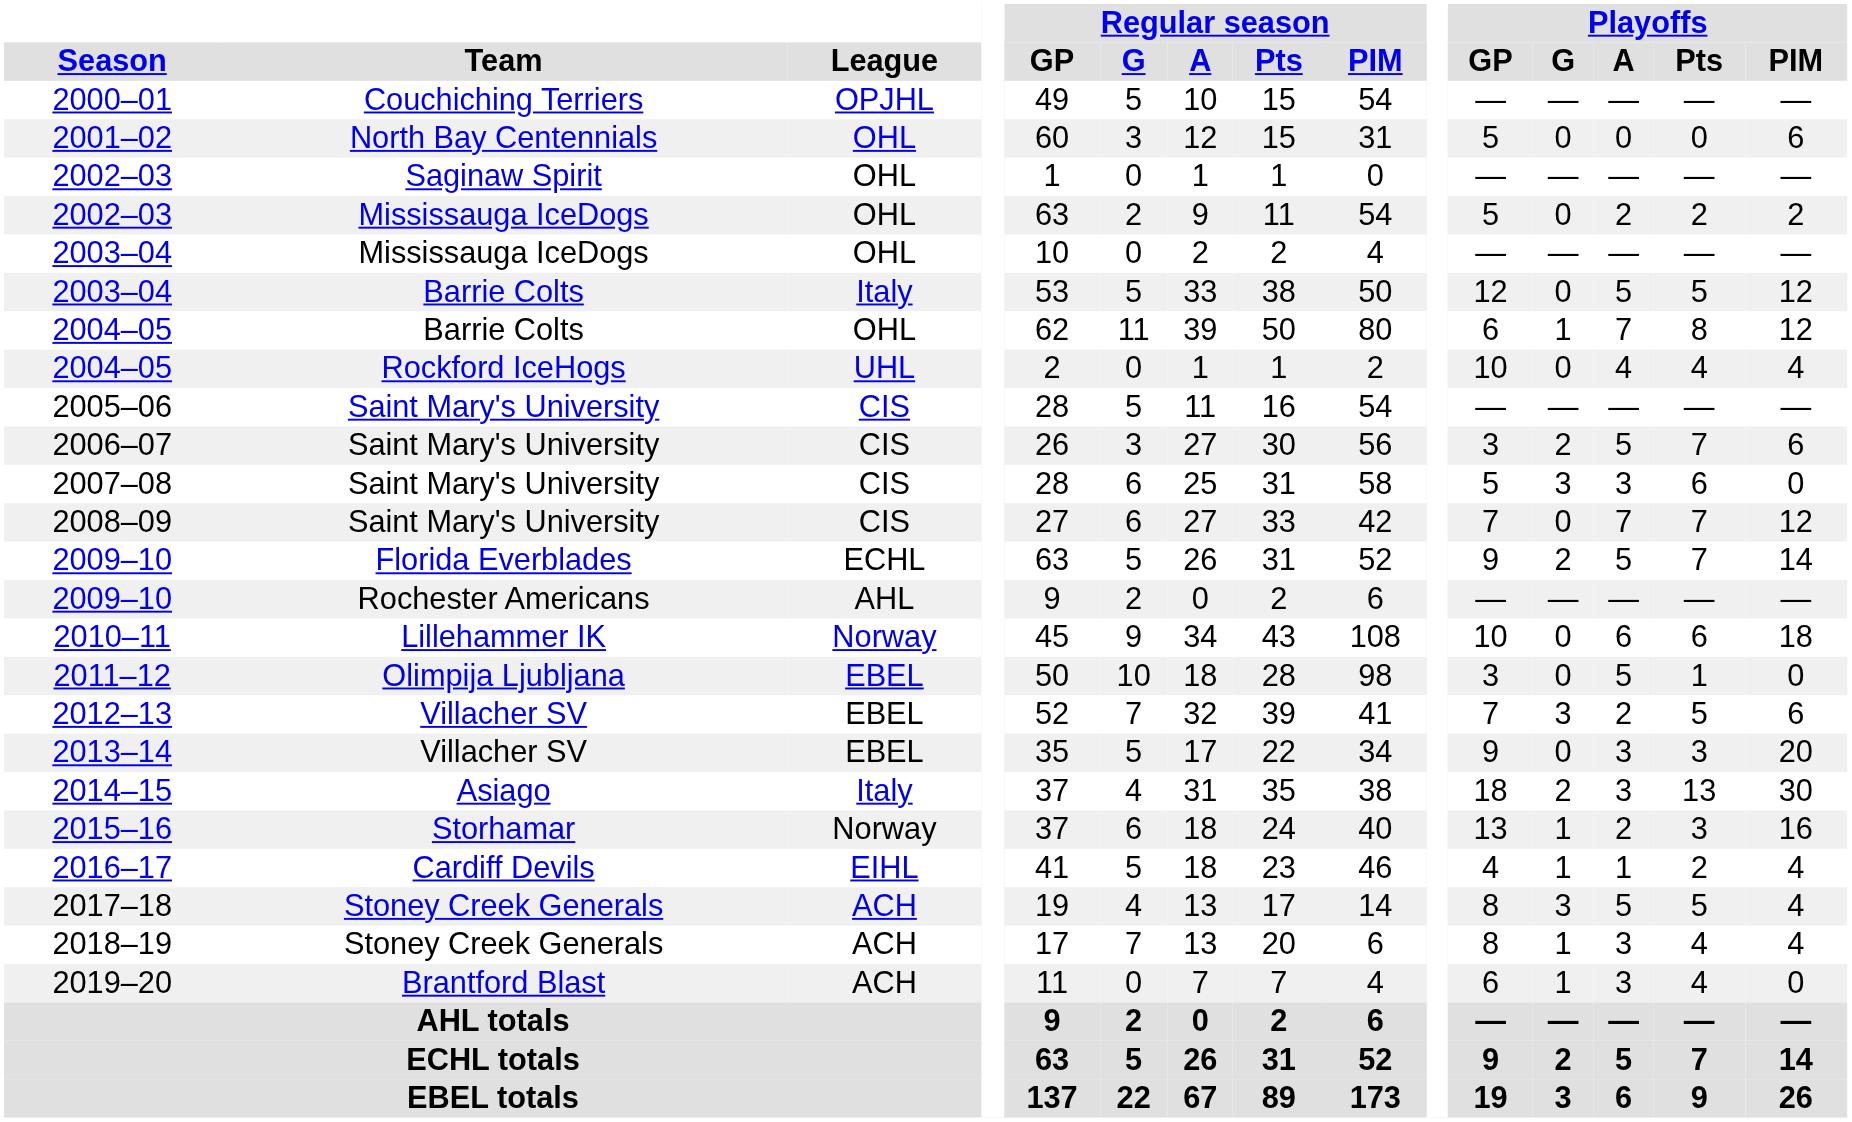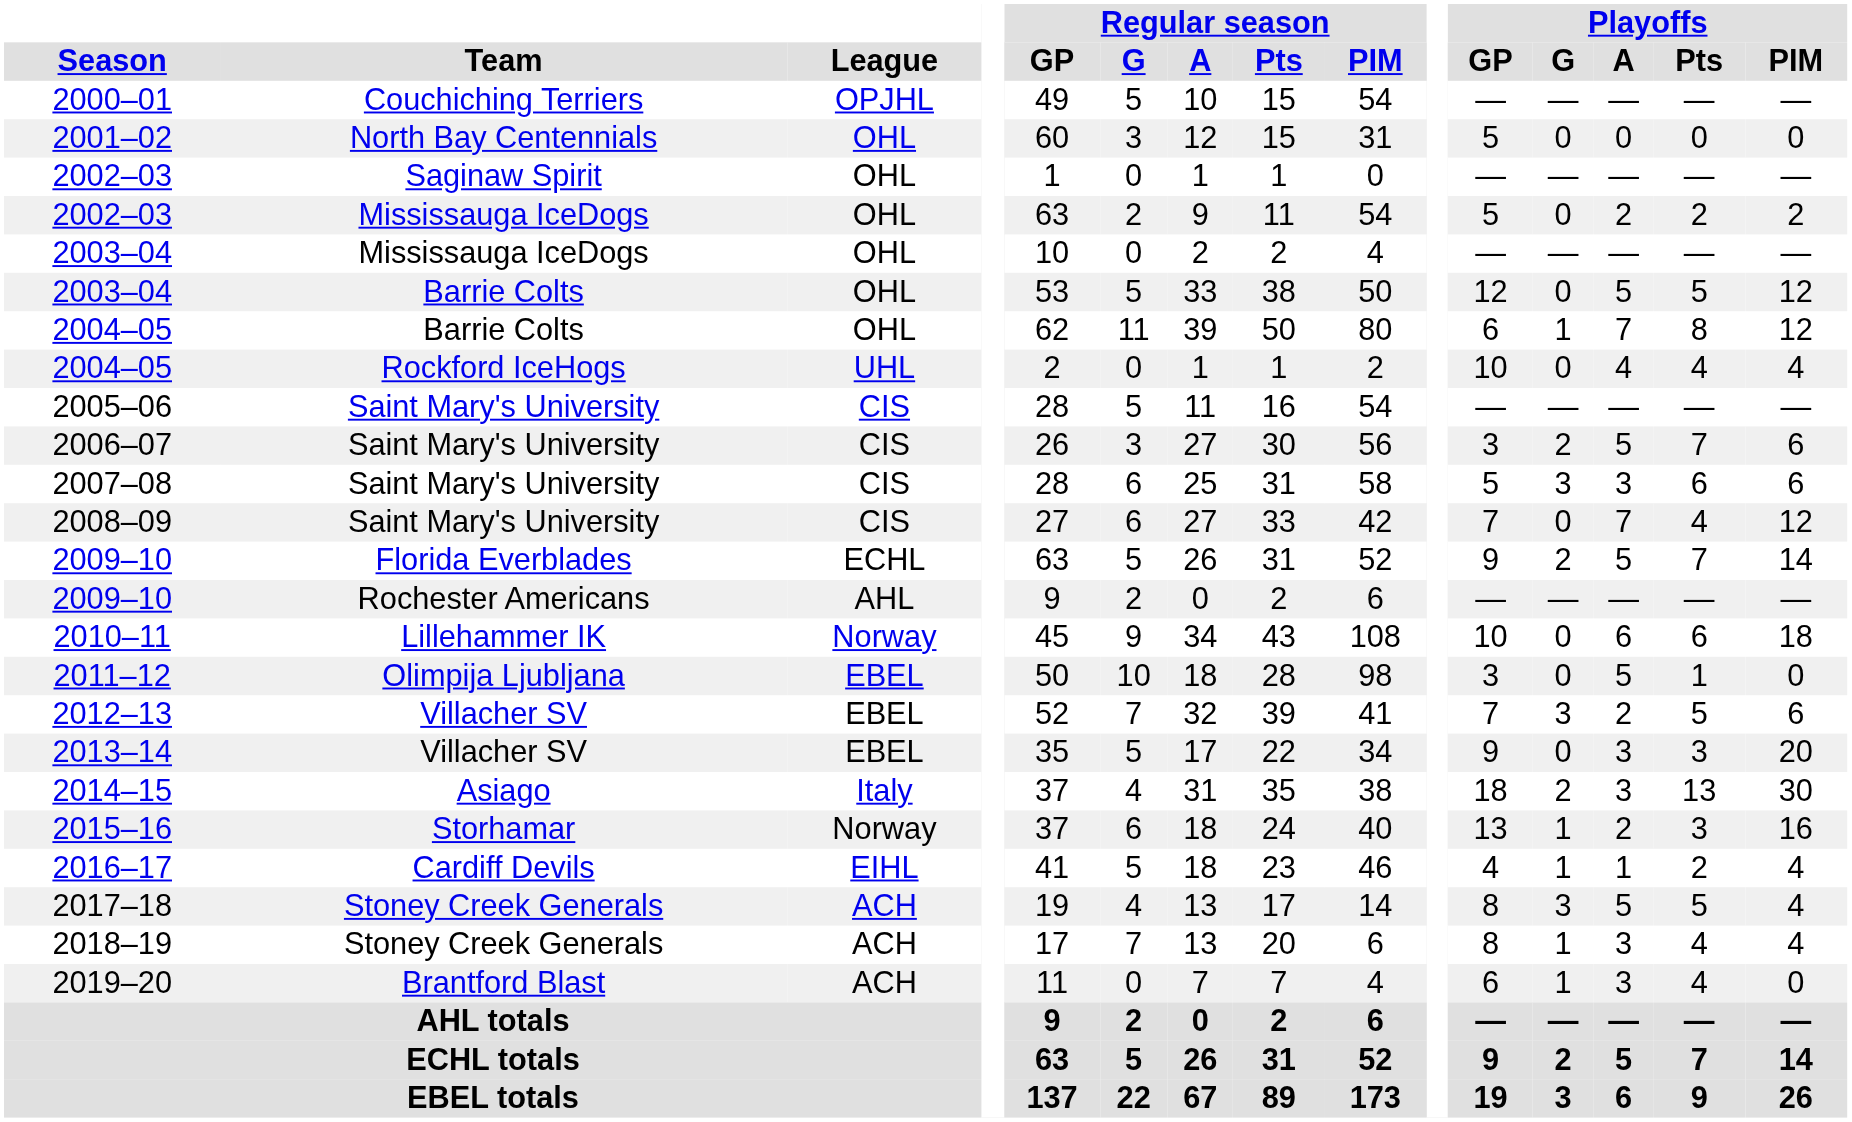(1796, 137) 6 -> (1796, 137) 0
(884, 291) Italy -> (884, 291) OHL
(1796, 483) 0 -> (1796, 483) 6
(1699, 521) 7 -> (1699, 521) 4
